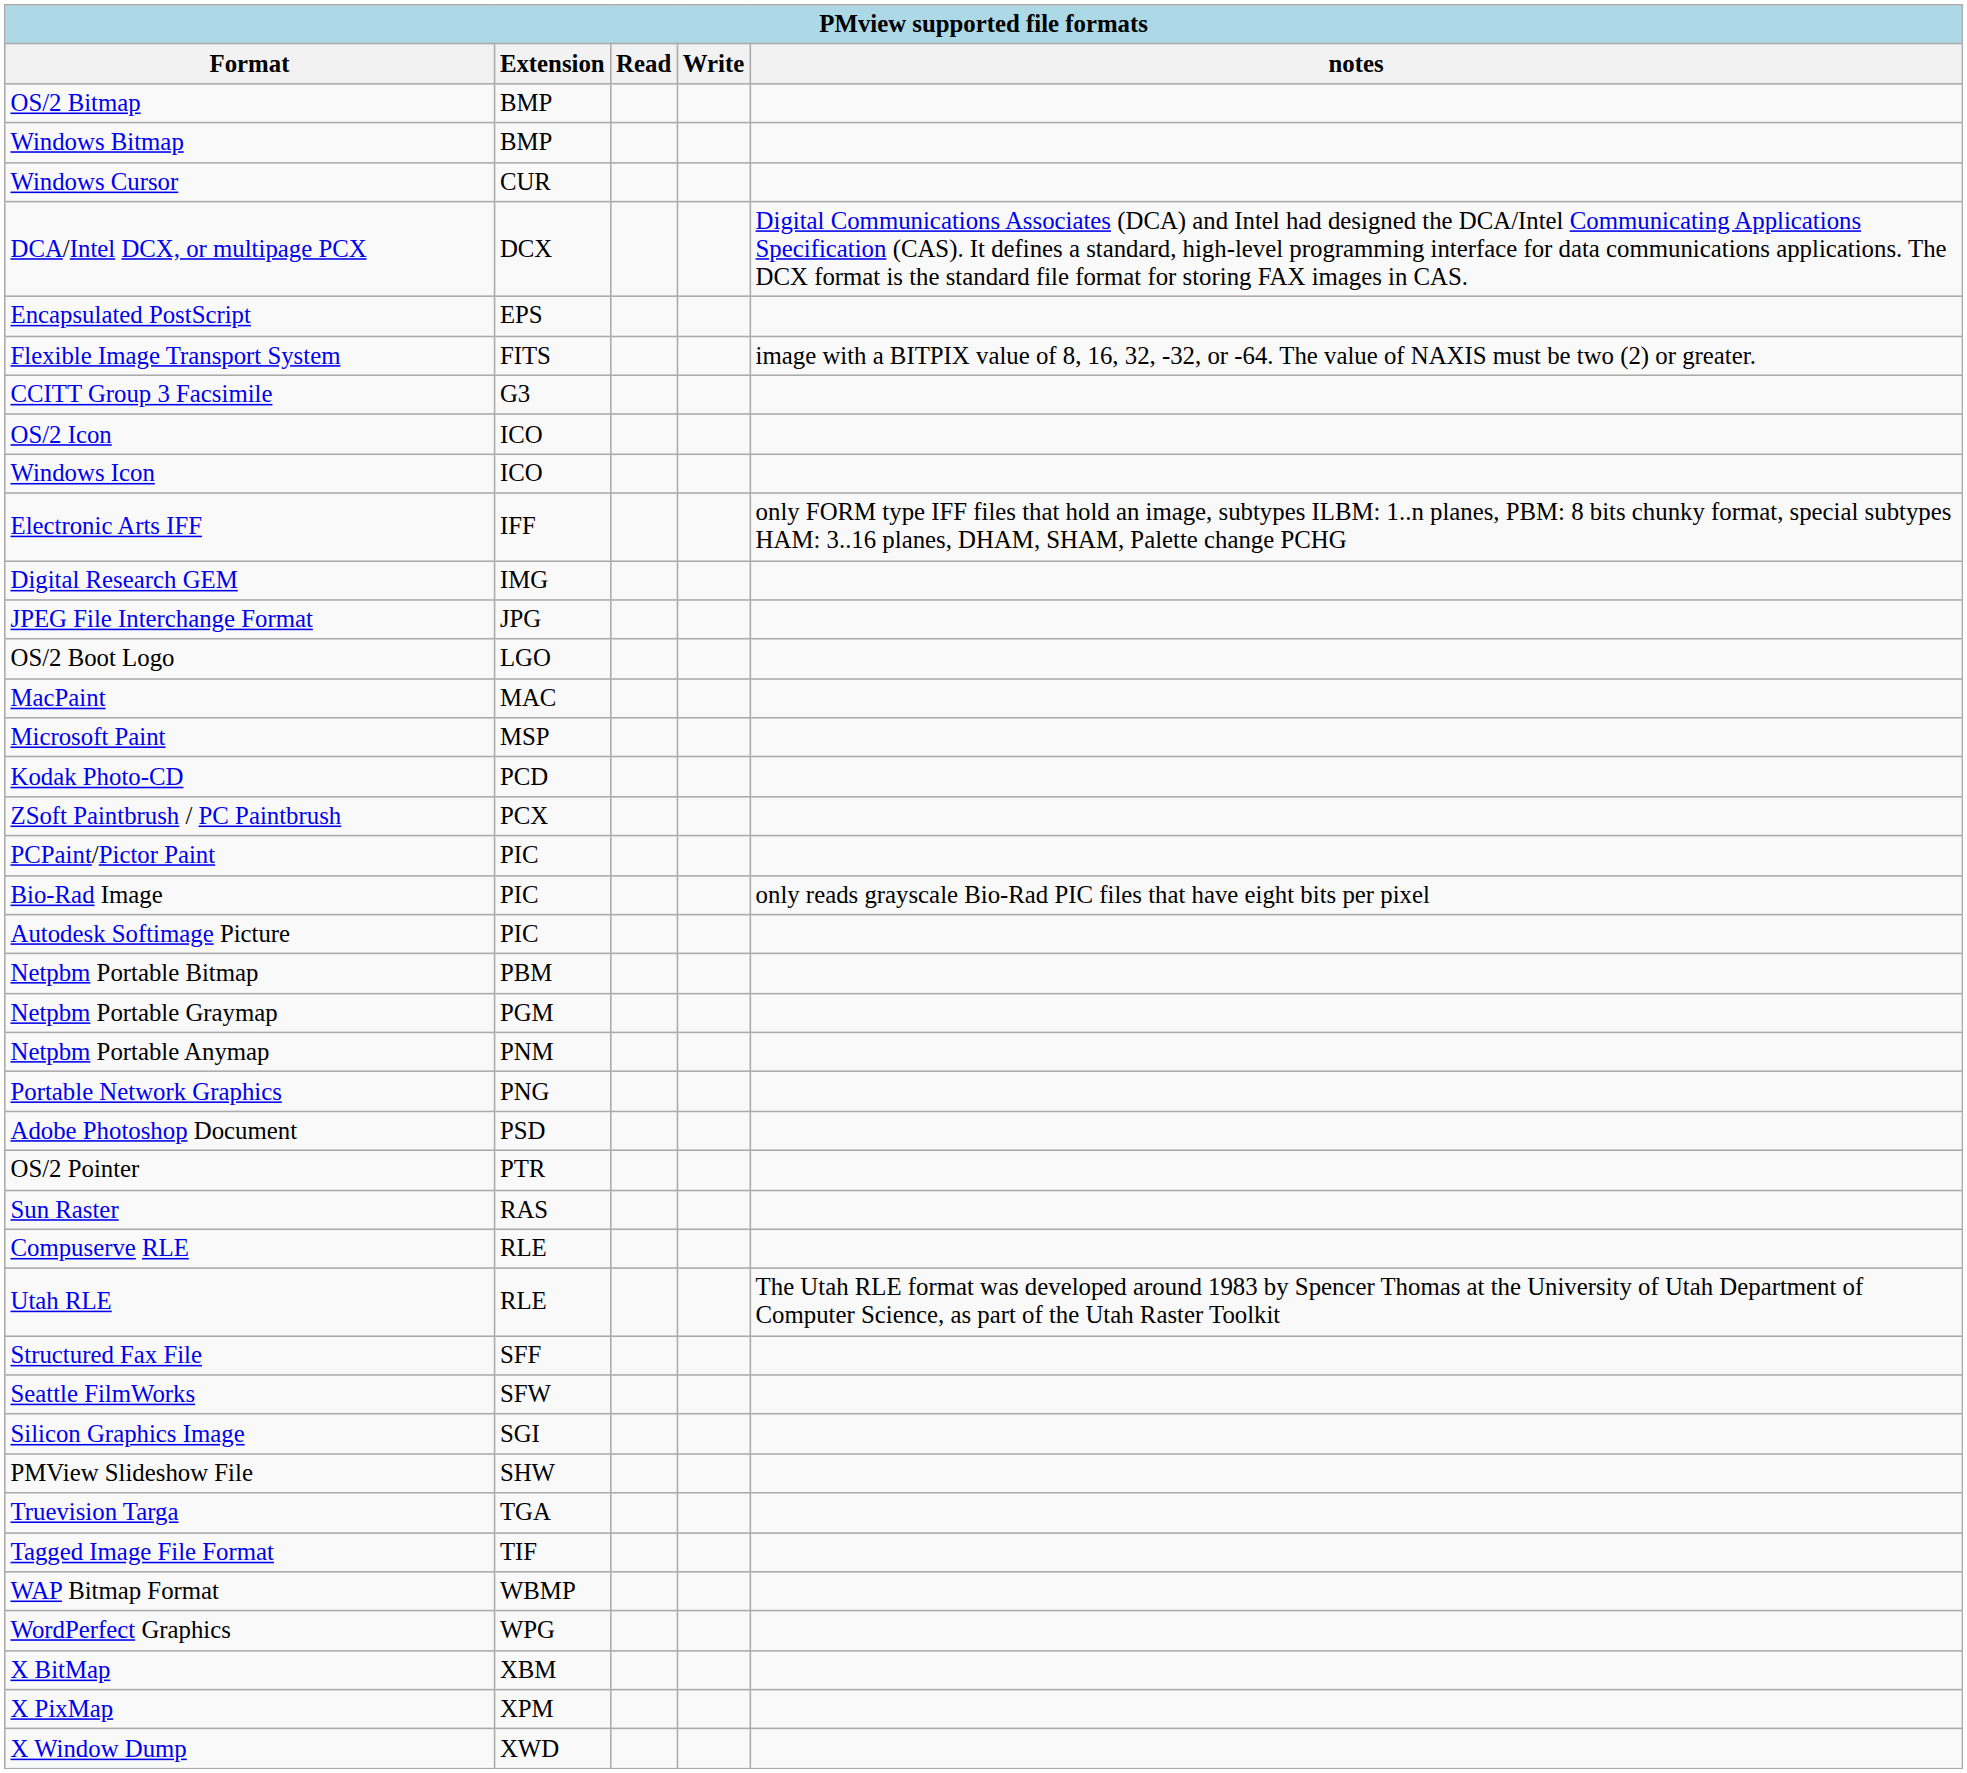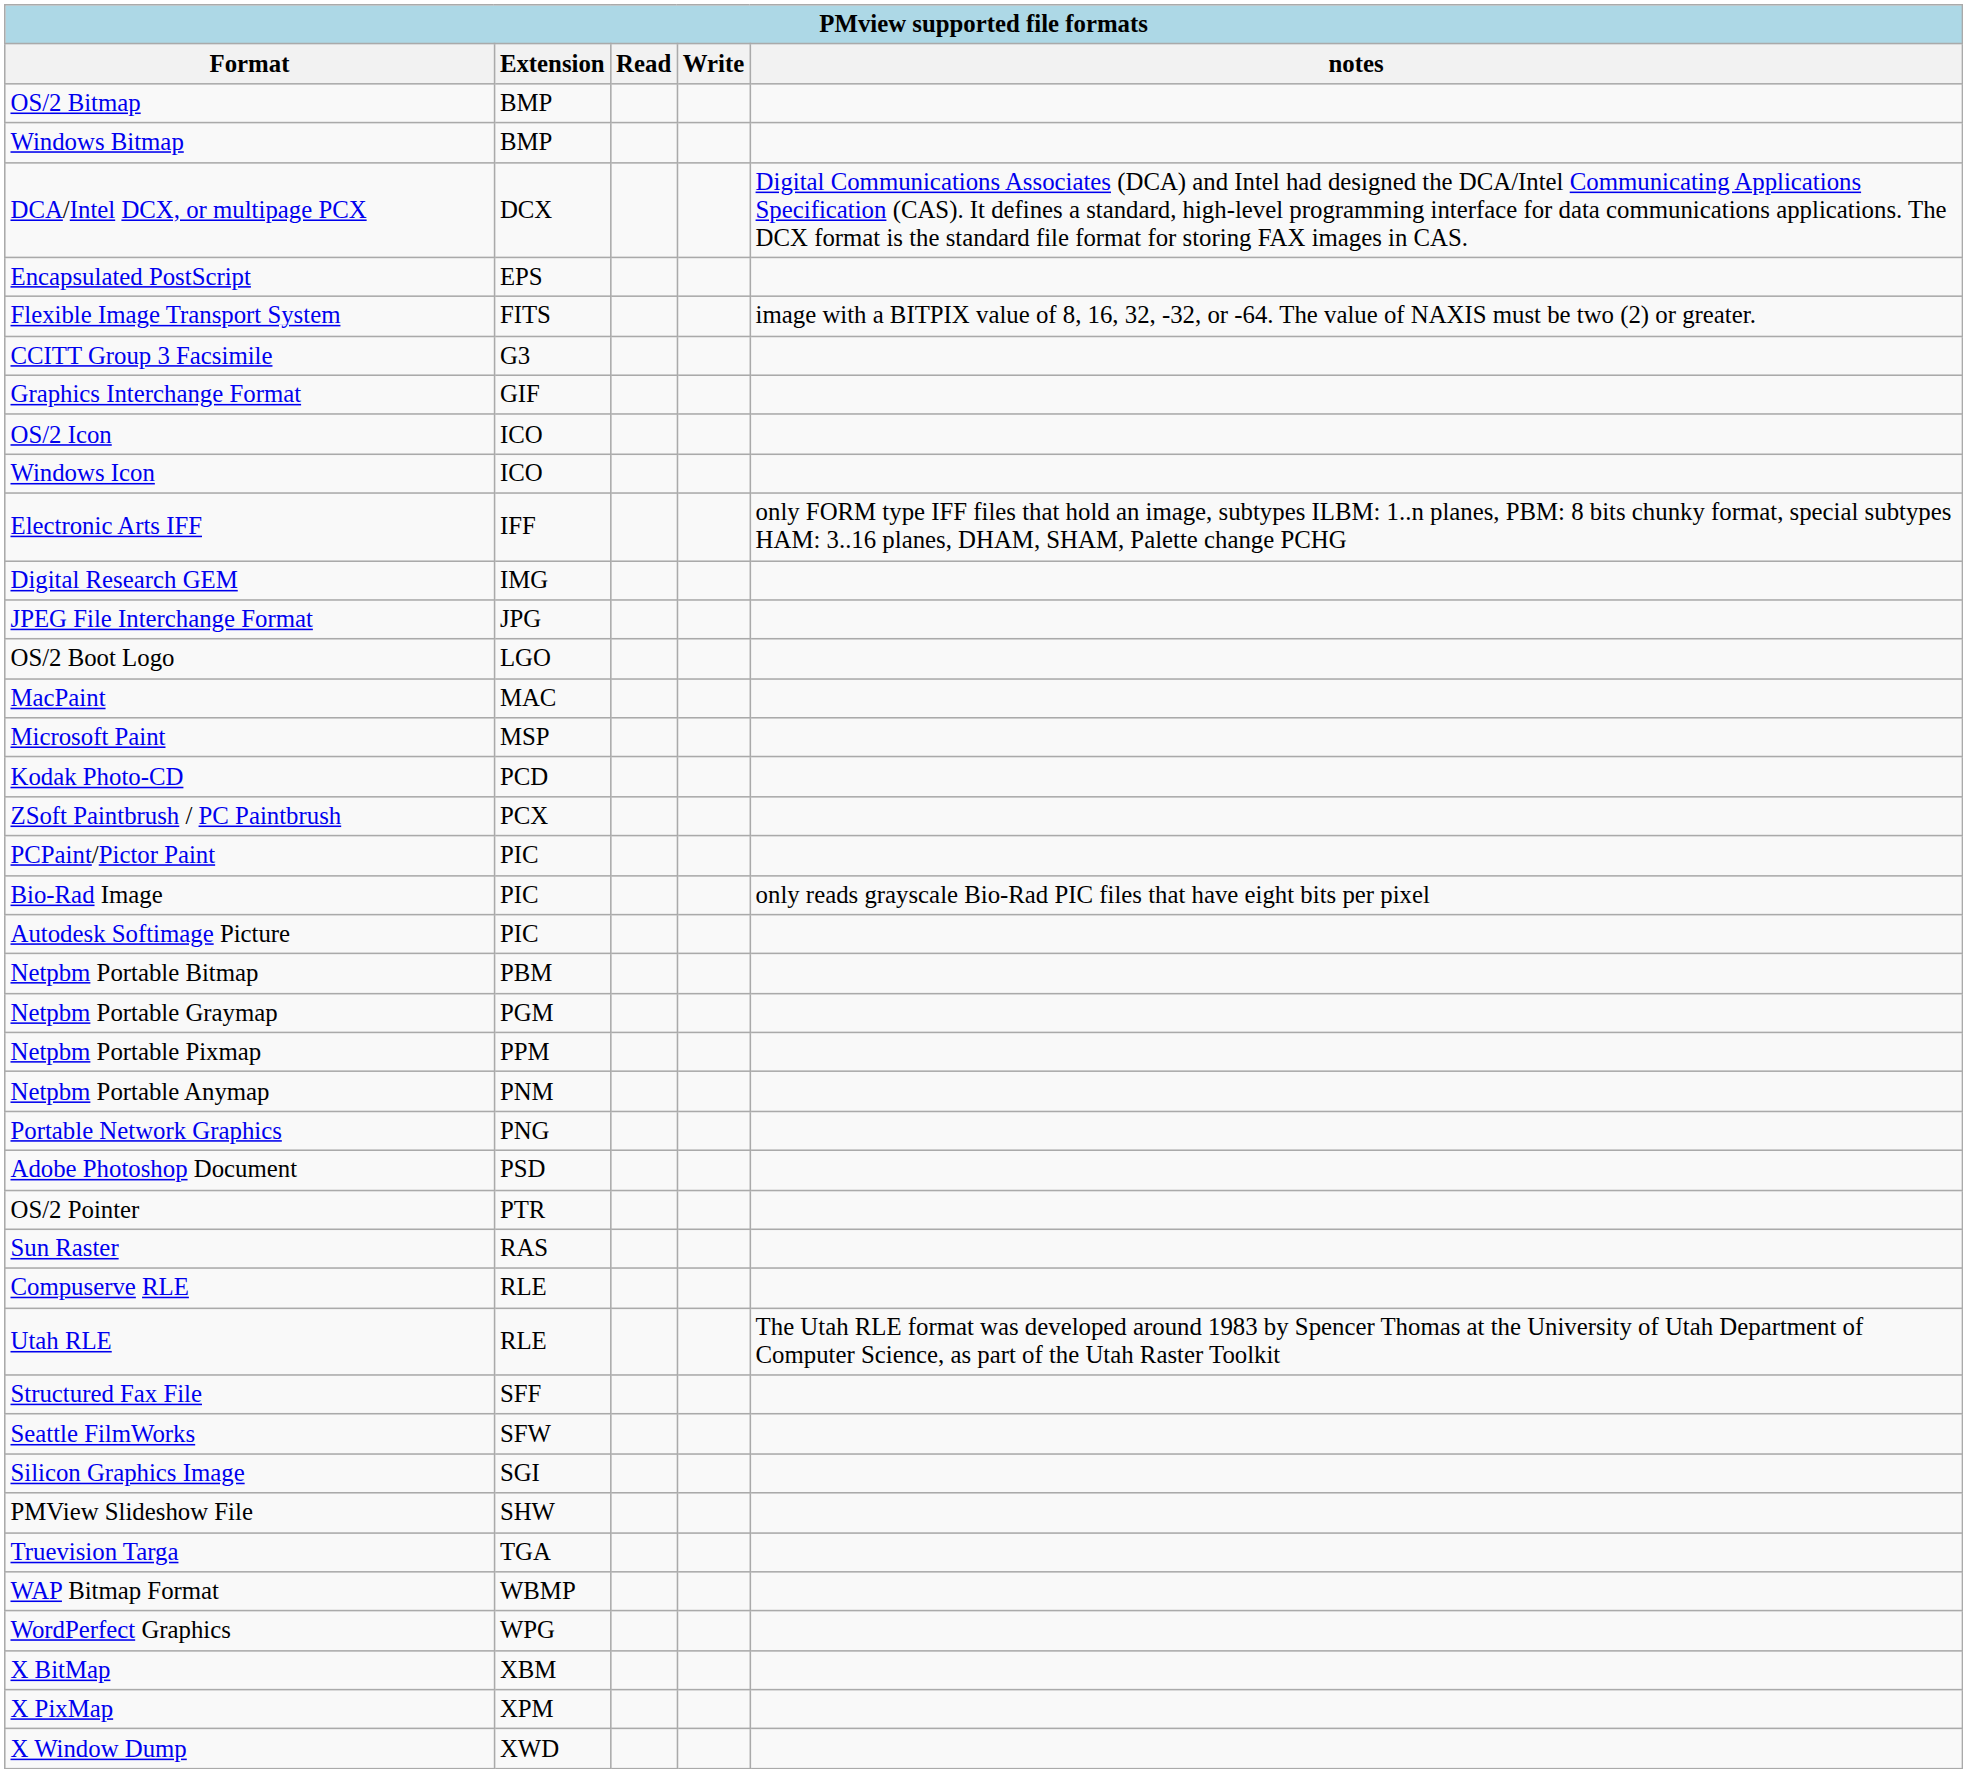- row: (94, 181)
+ row: (156, 394)
+ row: (136, 1051)
- row: (142, 1551)
